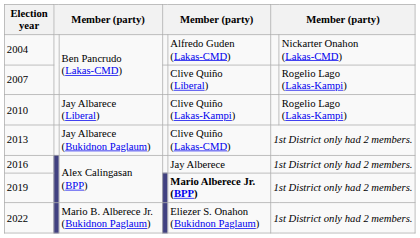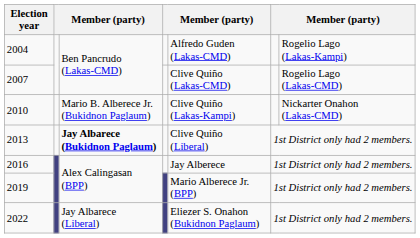(320, 50) Nickarter Onahon (Lakas-CMD) -> (314, 50) Rogelio Lago (Lakas-Kampi)
(197, 80) Clive Quiño (Liberal) -> (200, 80) Clive Quiño (Lakas-CMD)
(314, 80) Rogelio Lago (Lakas-Kampi) -> (312, 80) Rogelio Lago (Lakas-CMD)
(89, 110) Jay Albarece (Liberal) -> (107, 110) Mario B. Alberece Jr. (Bukidnon Paglaum)
(314, 110) Rogelio Lago (Lakas-Kampi) -> (320, 110) Nickarter Onahon (Lakas-CMD)
(106, 140) normal -> (109, 140) bold
(200, 140) Clive Quiño (Lakas-CMD) -> (197, 140) Clive Quiño (Liberal)
(213, 188) bold -> (210, 188) normal
(107, 218) Mario B. Alberece Jr. (Bukidnon Paglaum) -> (89, 218) Jay Albarece (Liberal)
